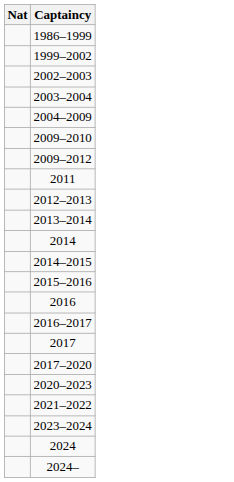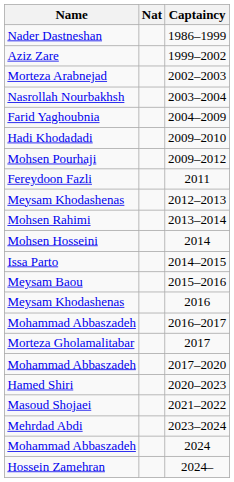+ column: (72, 14)
